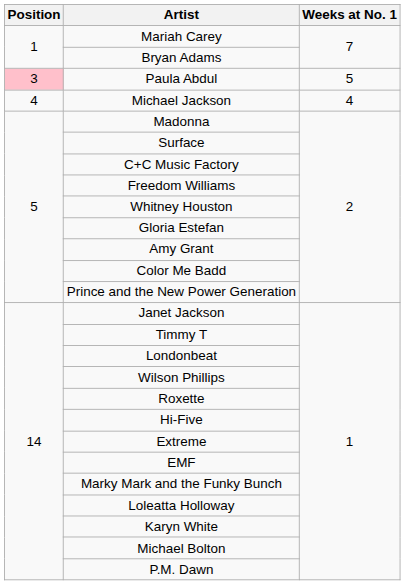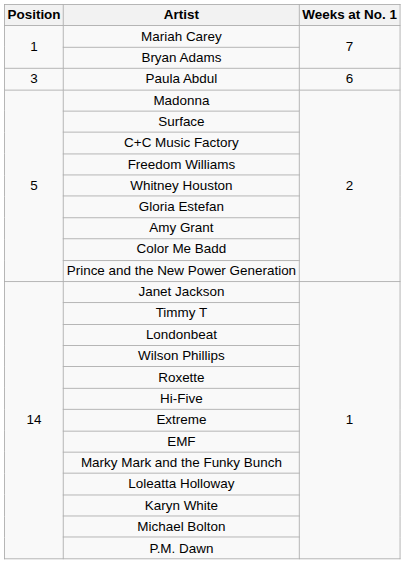(34, 79) pink background -> (34, 79) no background
(350, 79) 5 -> (350, 79) 6
- row: (181, 100)
